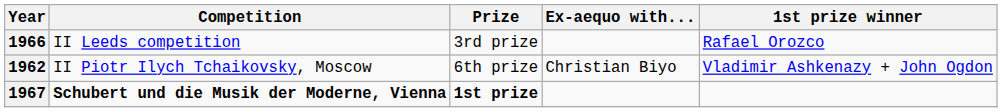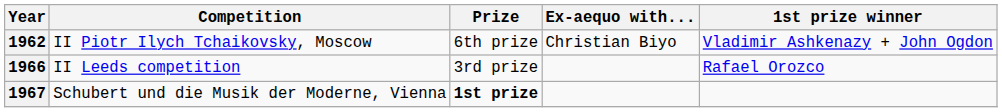rows swapped: (27, 68) <-> (27, 43)
(250, 94) bold -> (250, 94) normal
